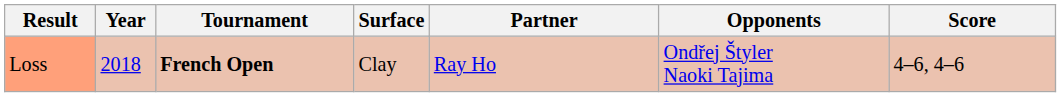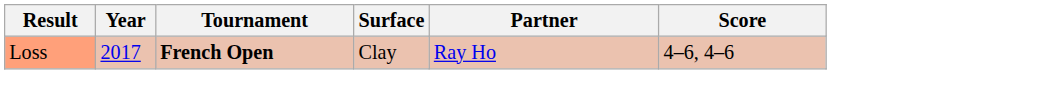- column: (774, 20)
(121, 63) 2018 -> (121, 52) 2017
